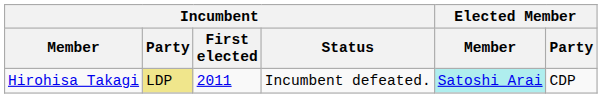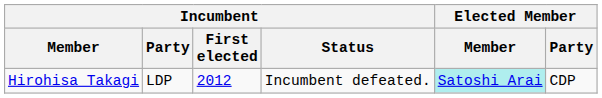(159, 81) khaki background -> (159, 81) no background
(214, 81) 2011 -> (214, 81) 2012
